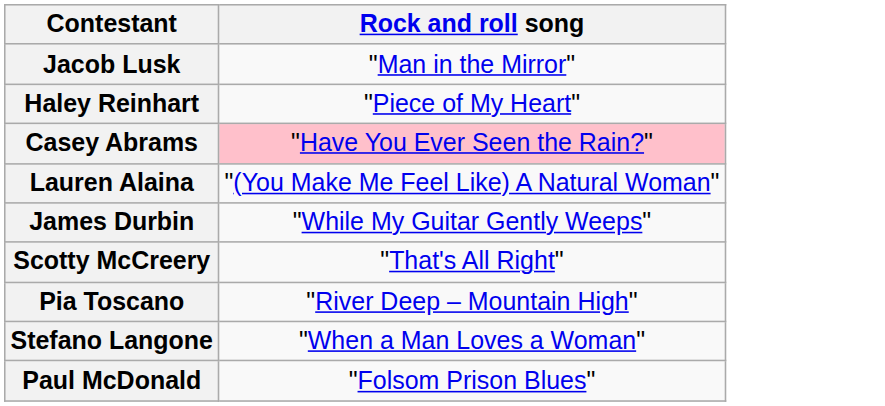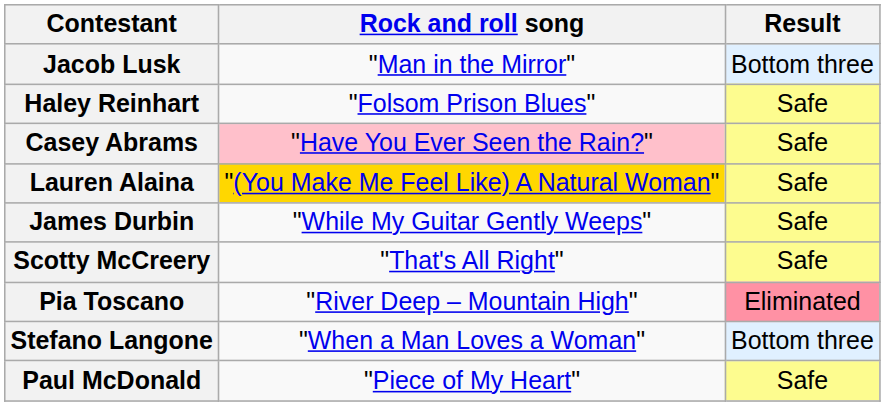+ column: (802, 24)
(472, 103) "Piece of My Heart" -> (472, 103) "Folsom Prison Blues"
(472, 182) no background -> (472, 182) gold background
(472, 380) "Folsom Prison Blues" -> (472, 380) "Piece of My Heart"
